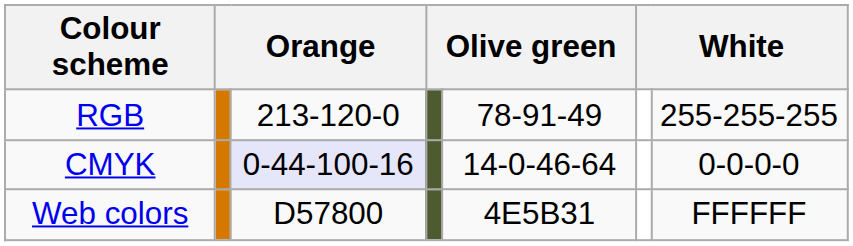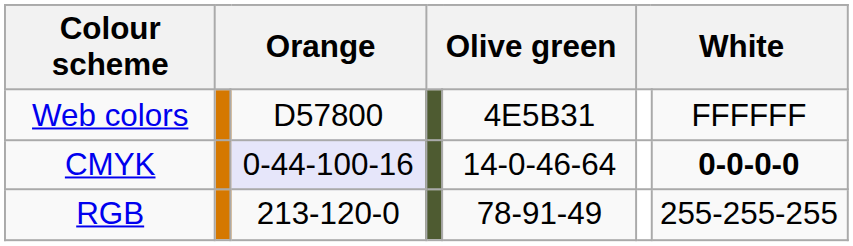rows swapped: (110, 114) <-> (110, 213)
(749, 164) normal -> (749, 164) bold
